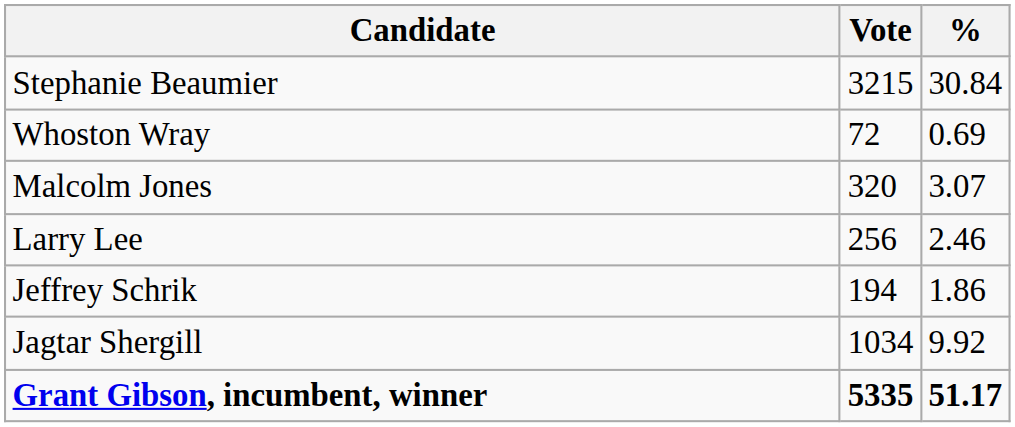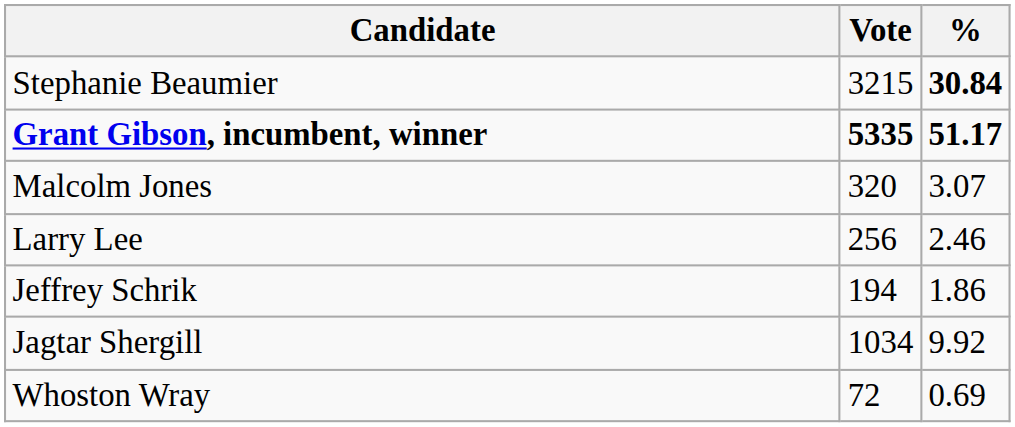(965, 82) normal -> (965, 82) bold
rows swapped: (250, 394) <-> (111, 134)
